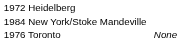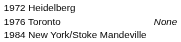rows swapped: (32, 35) <-> (75, 21)
